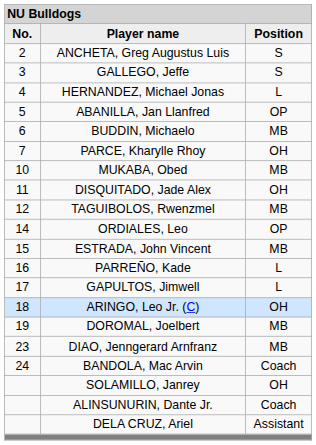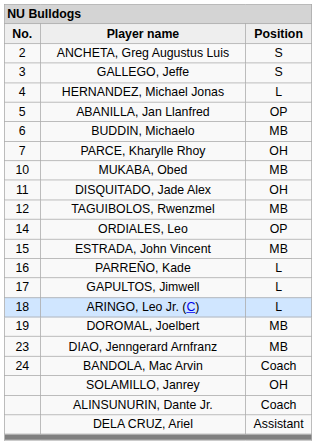(279, 307) OH -> (279, 307) L
